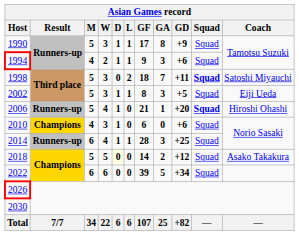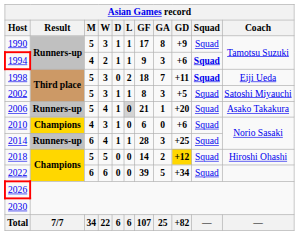(207, 61) normal -> (207, 61) bold
(258, 77) Satoshi Miyauchi -> (258, 77) Eiji Ueda
(258, 94) Eiji Ueda -> (258, 94) Satoshi Miyauchi
(129, 109) no background -> (129, 109) lightgrey background
(207, 109) bold -> (207, 109) normal
(258, 109) Hiroshi Ohashi -> (258, 109) Asako Takakura
(118, 157) lightyellow background -> (118, 157) no background
(182, 157) no background -> (182, 157) gold background
(258, 157) Asako Takakura -> (258, 157) Hiroshi Ohashi
